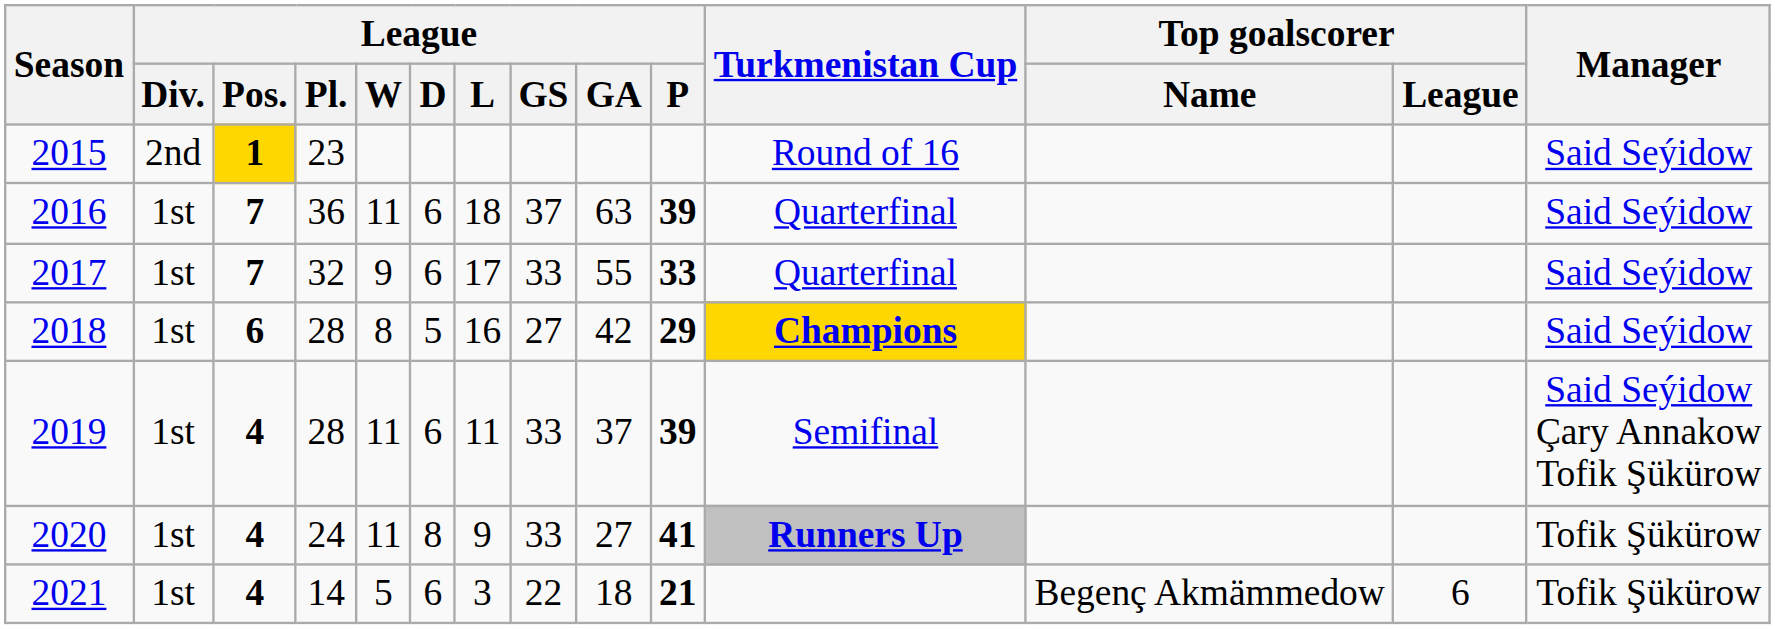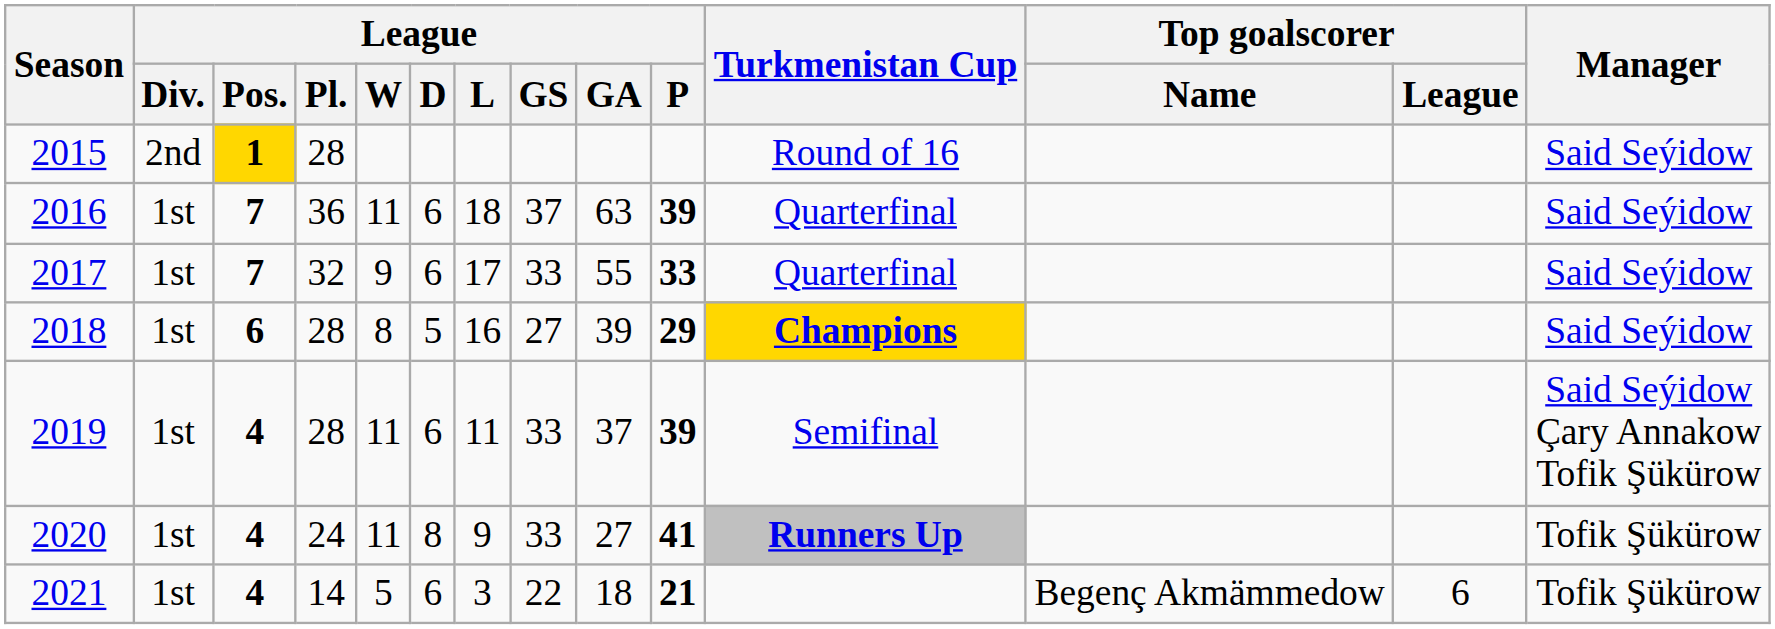(326, 152) 23 -> (326, 152) 28
(614, 331) 42 -> (614, 331) 39
